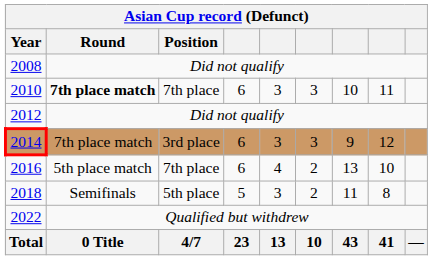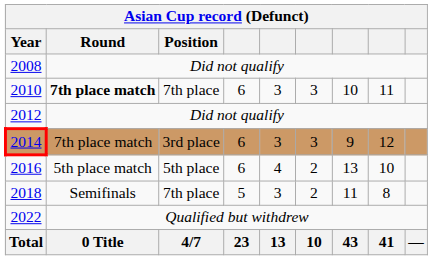(191, 167) 7th place -> (191, 167) 5th place
(191, 192) 5th place -> (191, 192) 7th place
